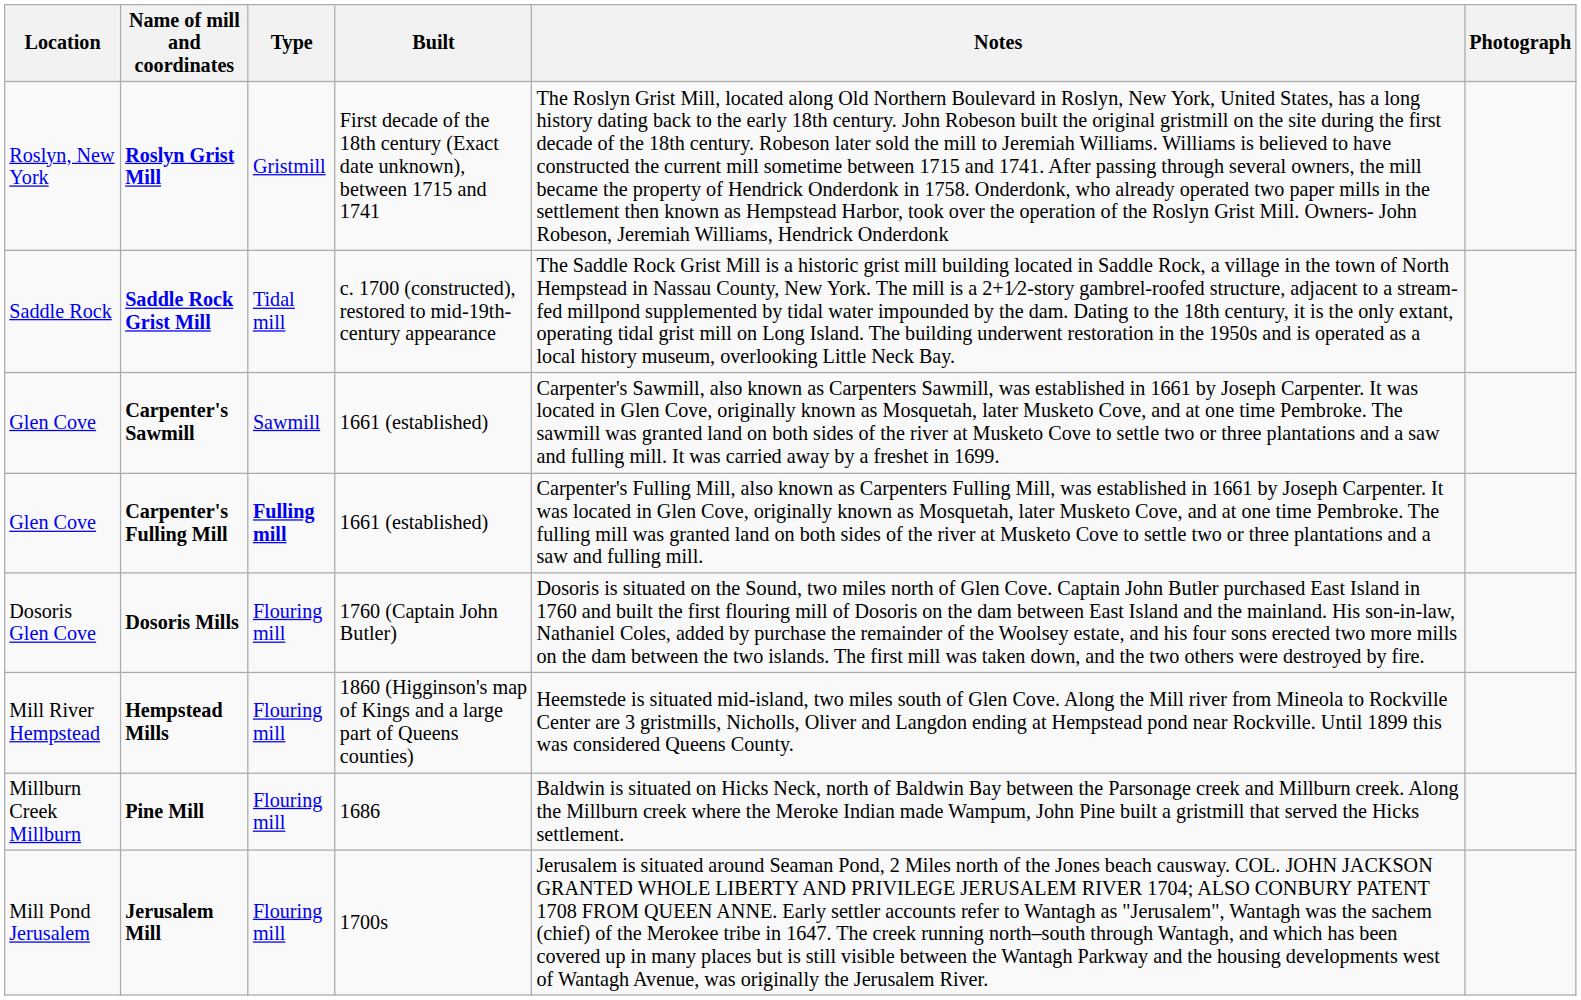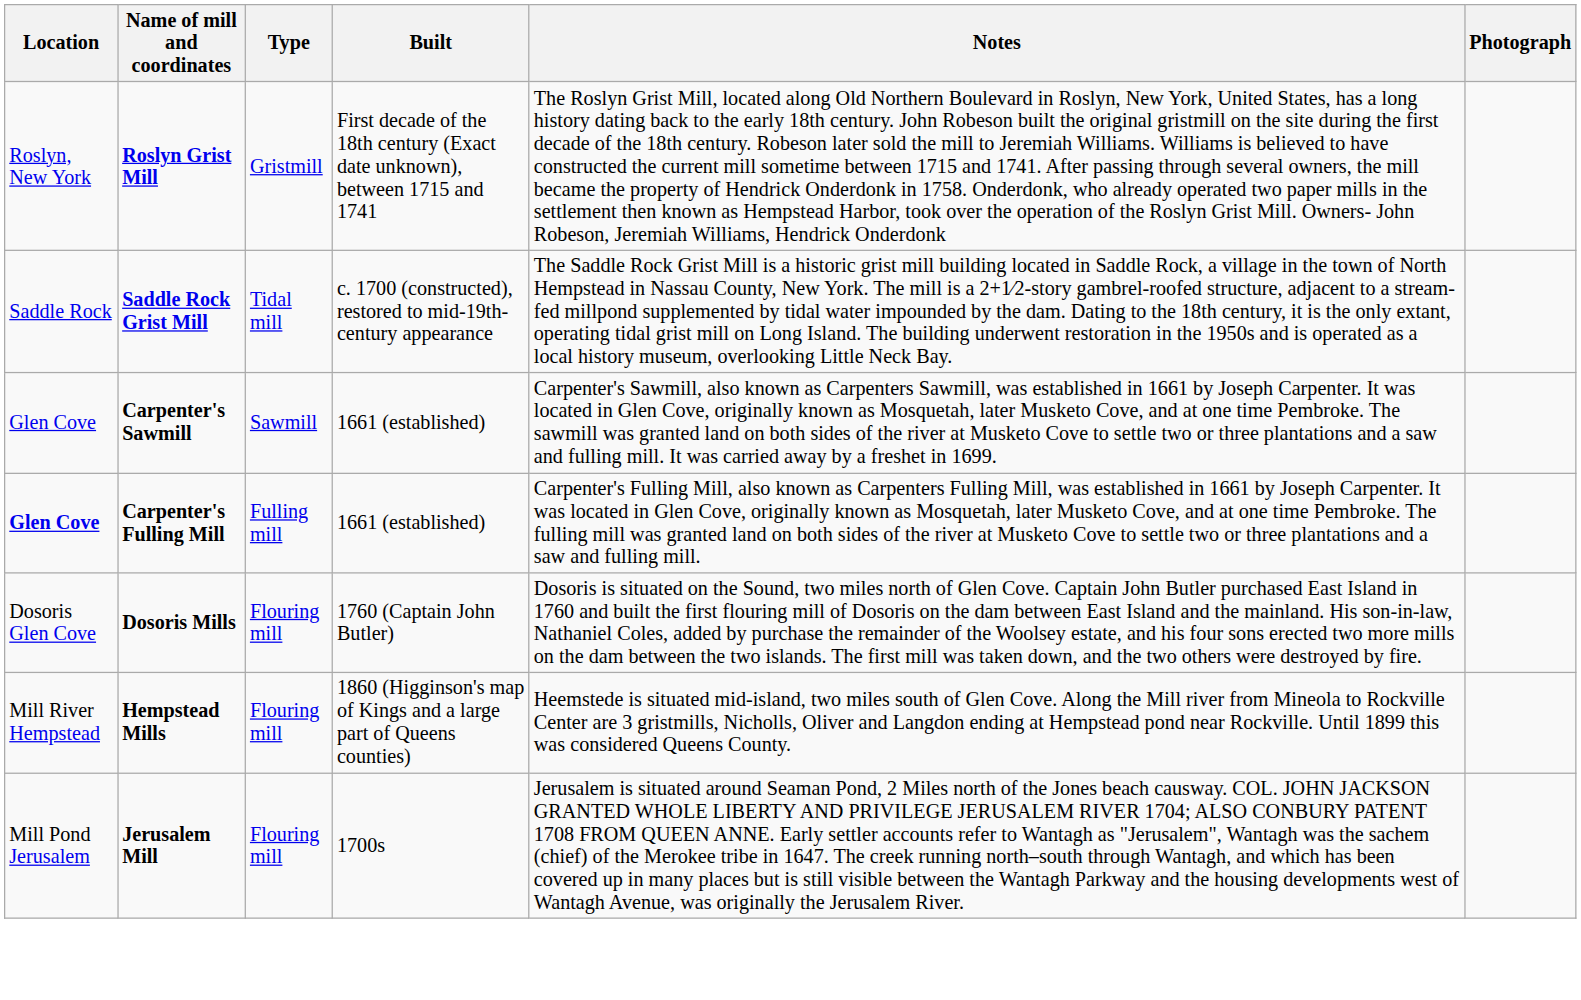(53, 522) normal -> (54, 522) bold
(284, 522) bold -> (279, 522) normal
- row: (165, 811)
